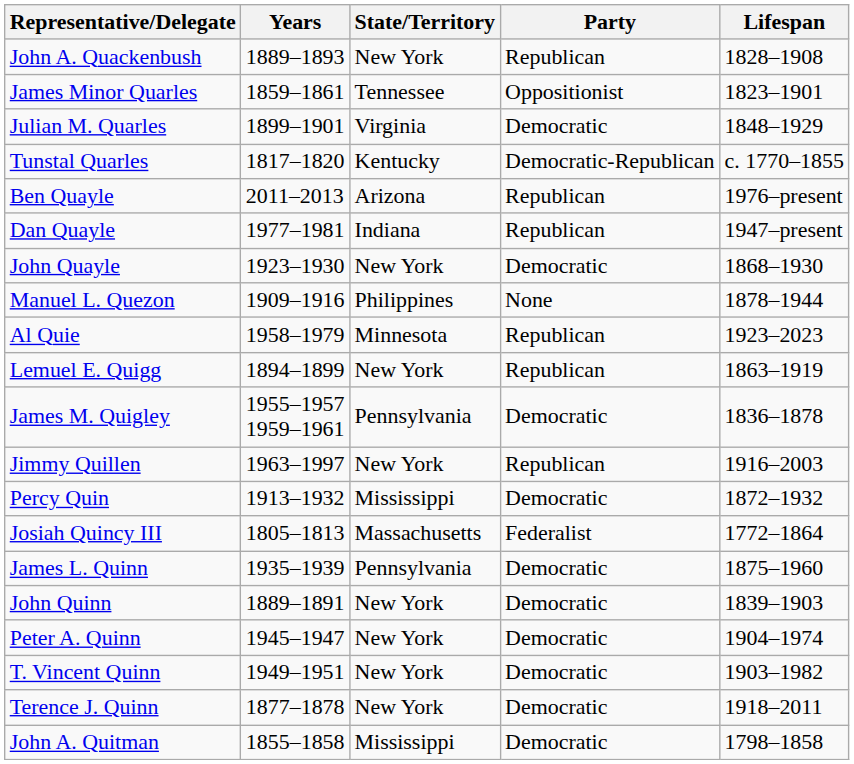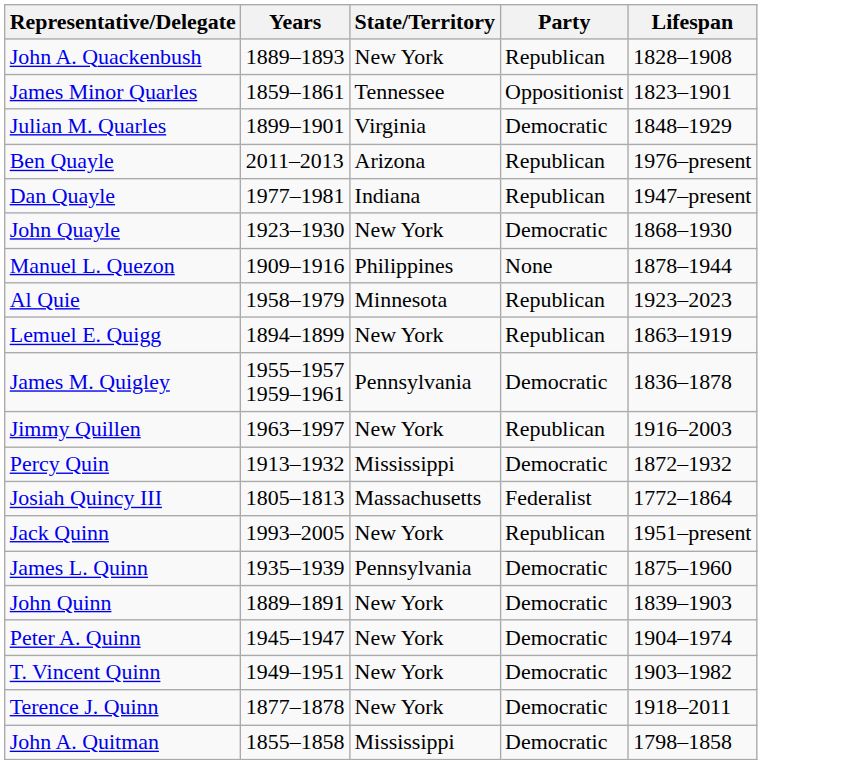- row: (79, 160)
+ row: (59, 533)
